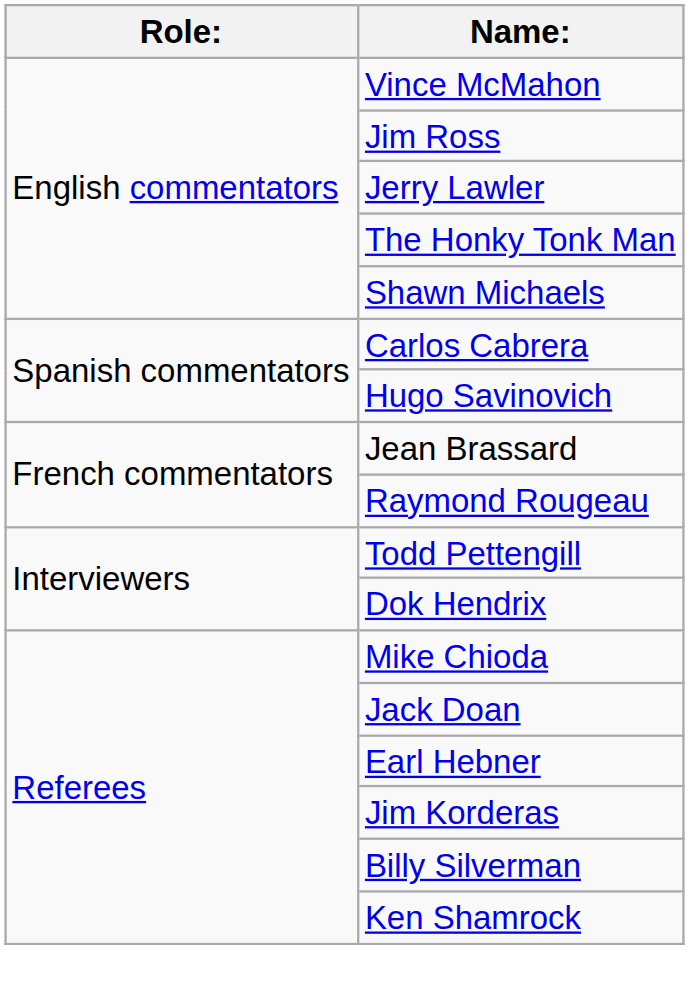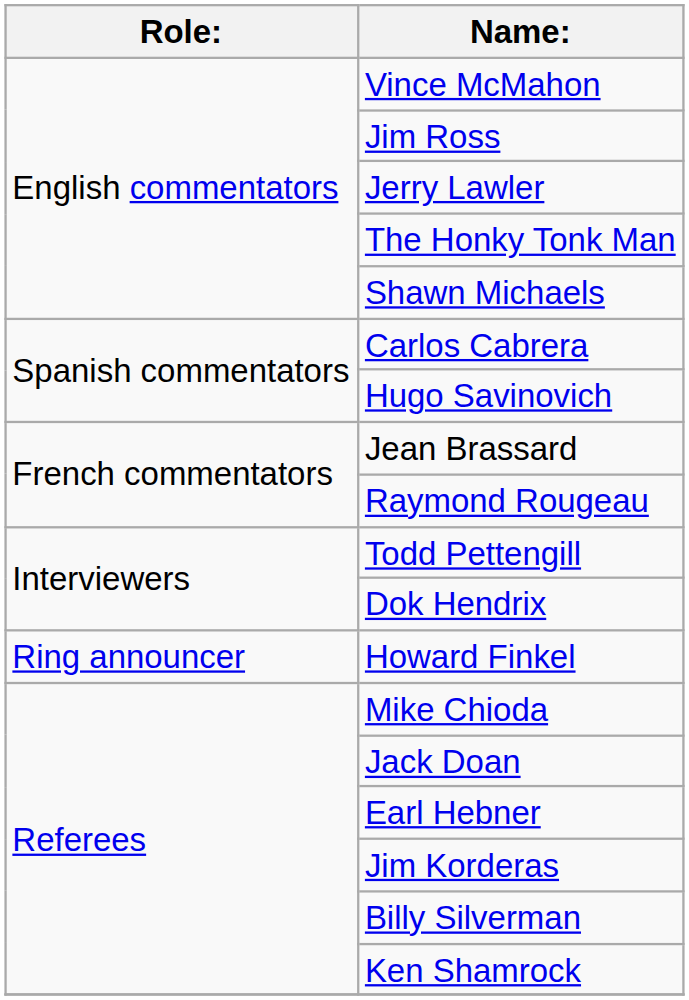+ row: (470, 657)
